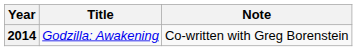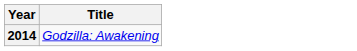- column: (257, 14)
